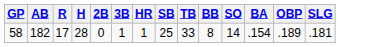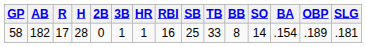+ column: (168, 14)
